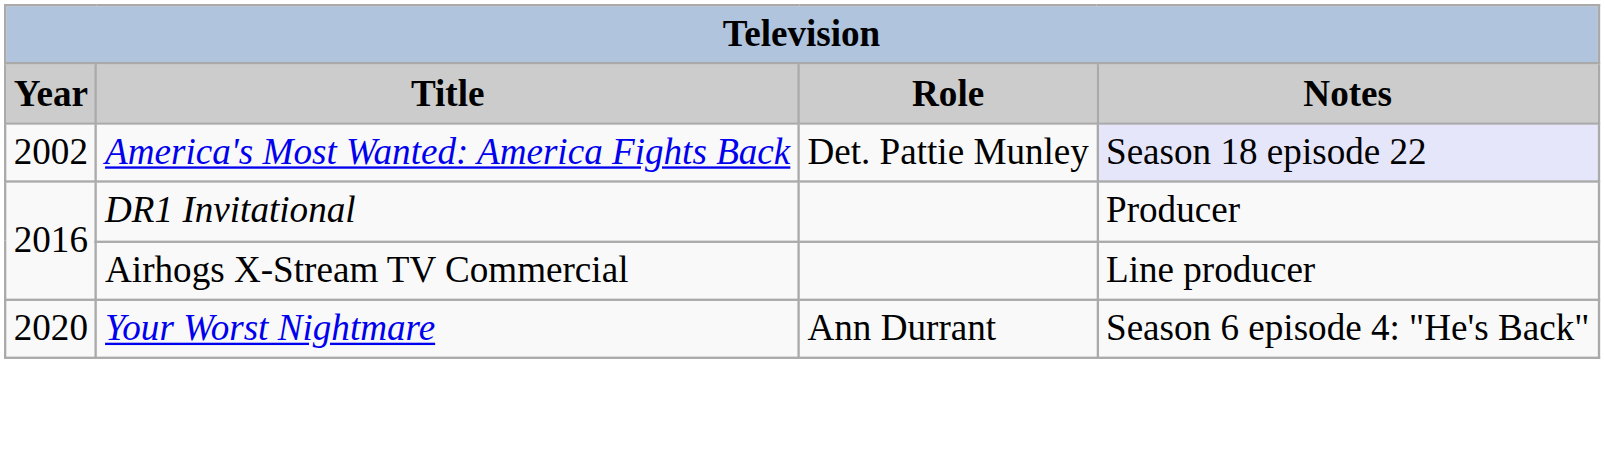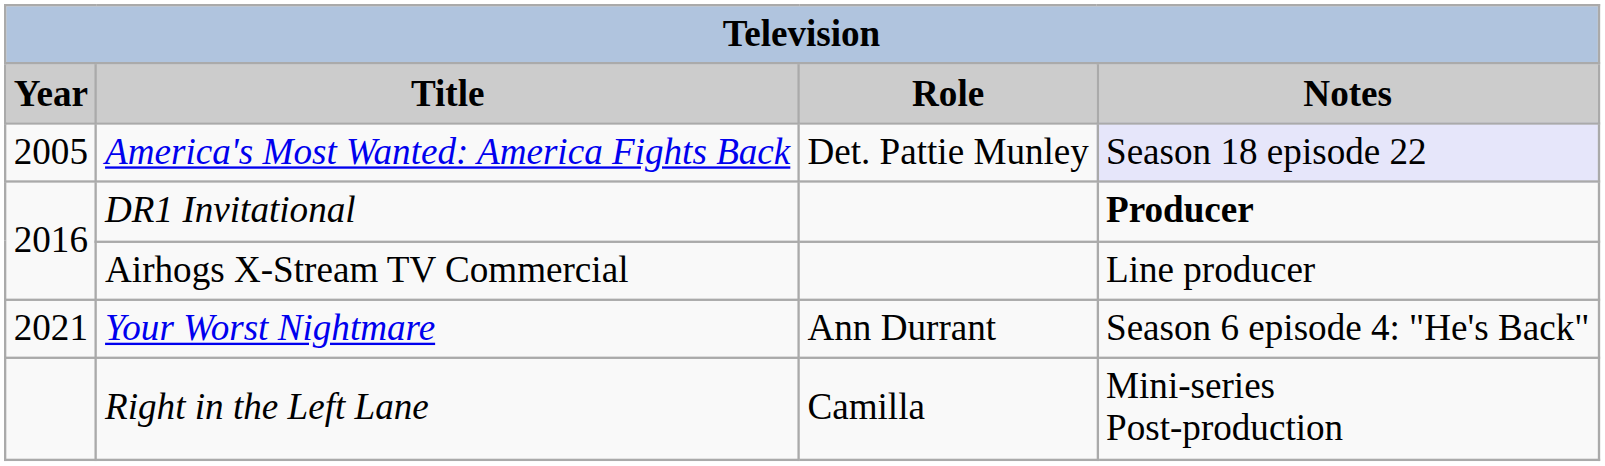(51, 151) 2002 -> (51, 151) 2005
(1173, 210) normal -> (1180, 210) bold
(51, 328) 2020 -> (51, 328) 2021
+ row: (267, 408)
